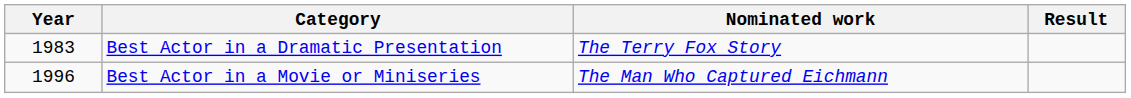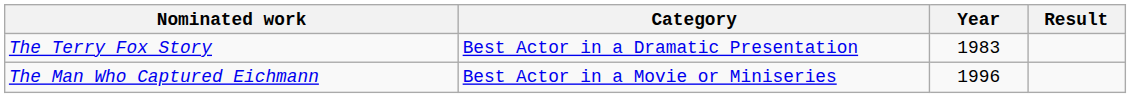columns swapped: (53, 19) <-> (801, 19)
